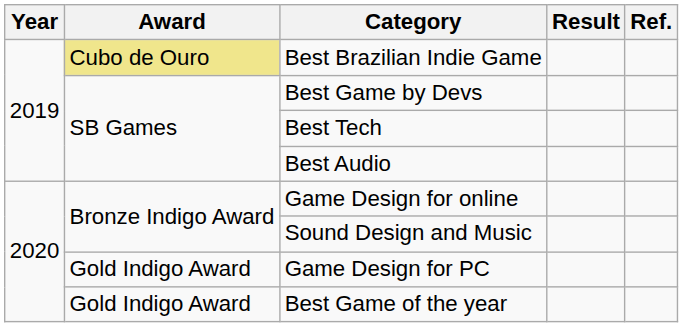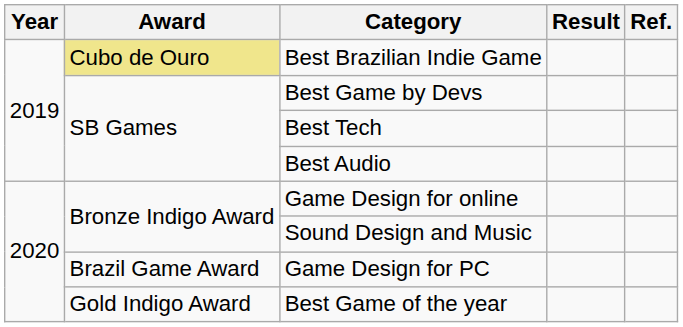(160, 269) Gold Indigo Award -> (165, 269) Brazil Game Award
